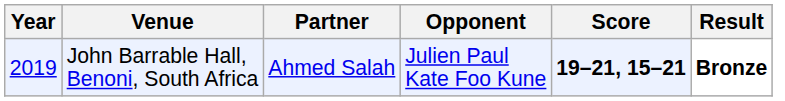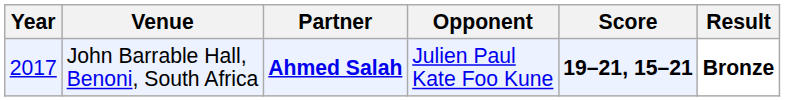(33, 67) 2019 -> (33, 67) 2017
(332, 67) normal -> (335, 67) bold
